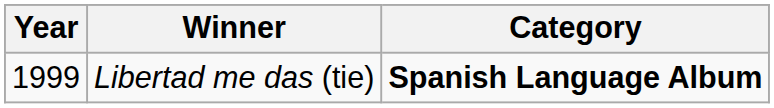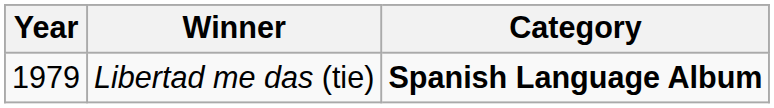(46, 77) 1999 -> (46, 77) 1979
